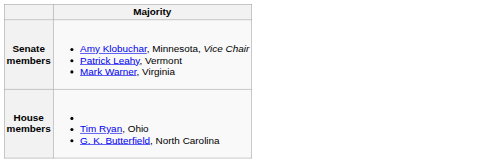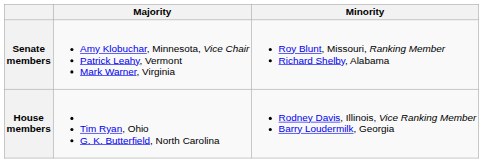+ column: (365, 12)
